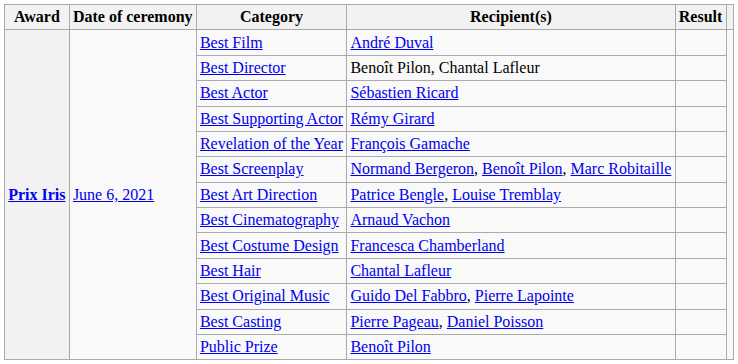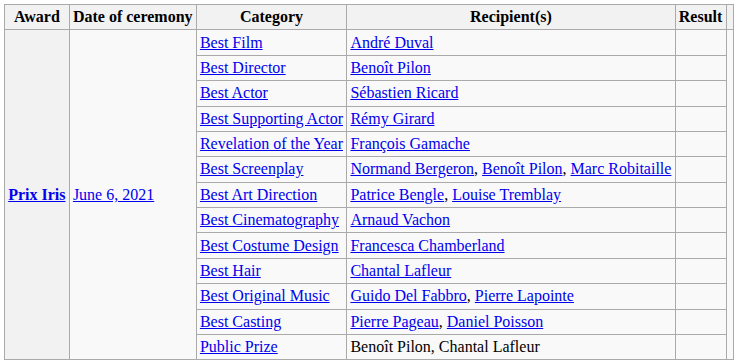(445, 67) Benoît Pilon, Chantal Lafleur -> (391, 67) Benoît Pilon
(391, 347) Benoît Pilon -> (445, 347) Benoît Pilon, Chantal Lafleur
